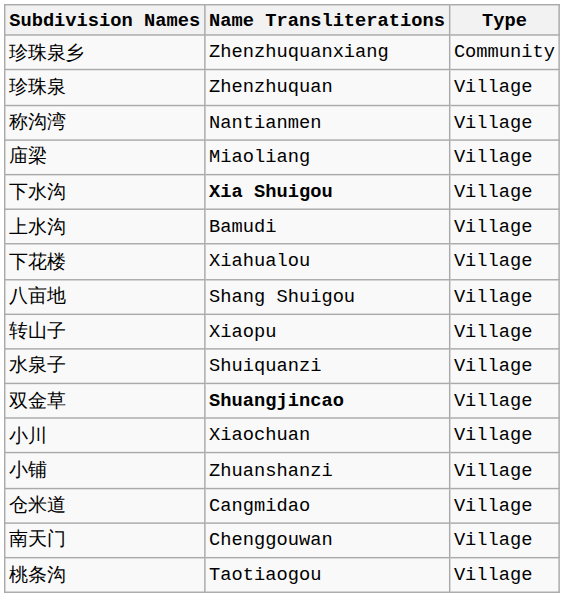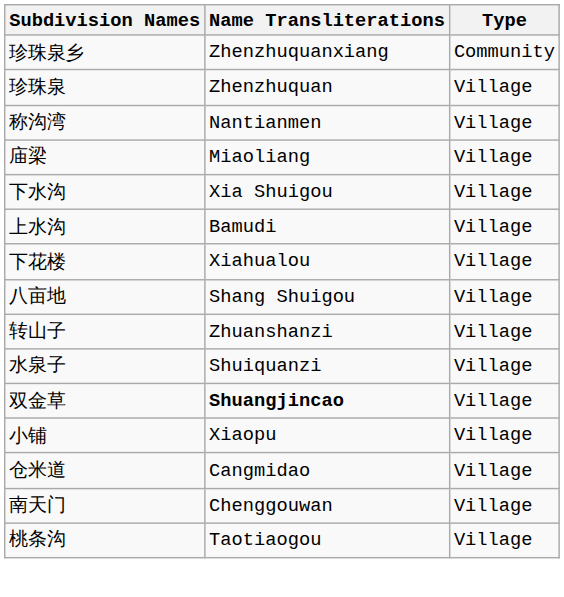(271, 192) bold -> (271, 192) normal
(243, 331) Xiaopu -> (271, 331) Zhuanshanzi
- row: (28, 436)
(271, 471) Zhuanshanzi -> (243, 436) Xiaopu
